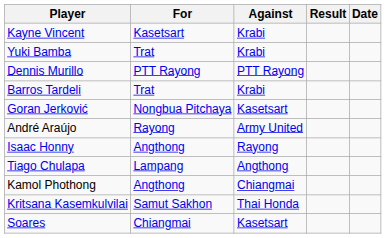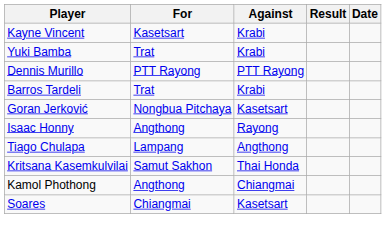- row: (42, 128)
rows swapped: (67, 204) <-> (52, 185)
